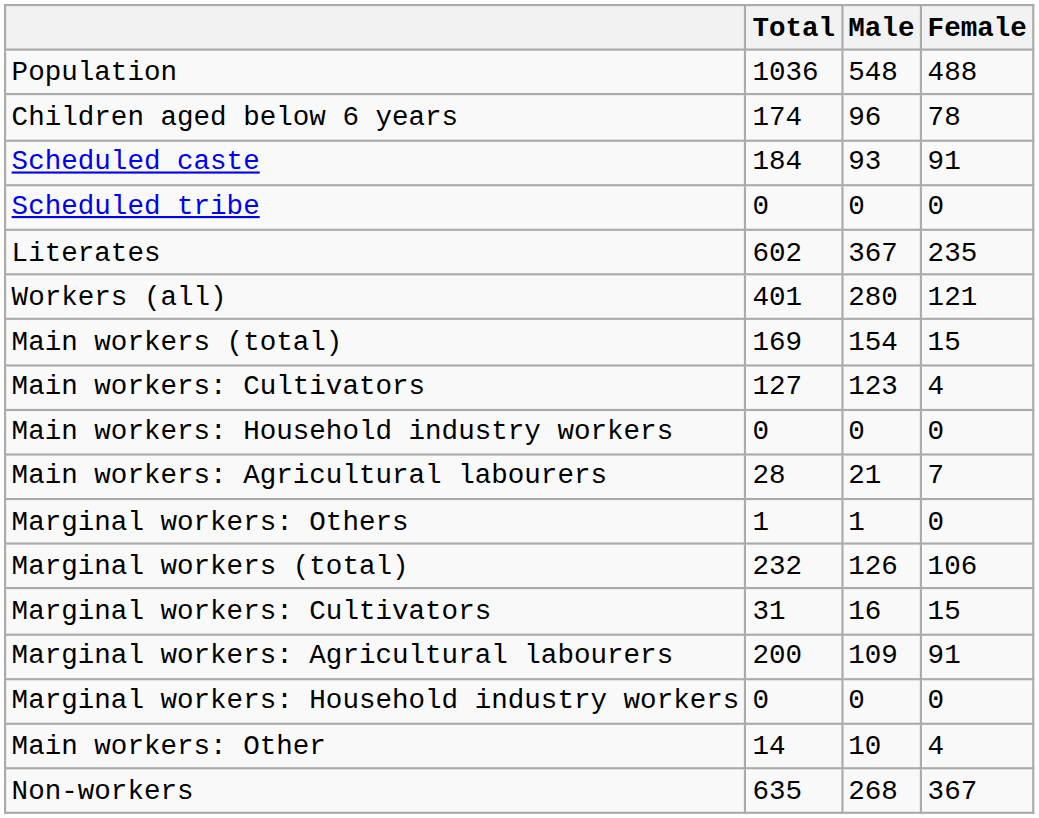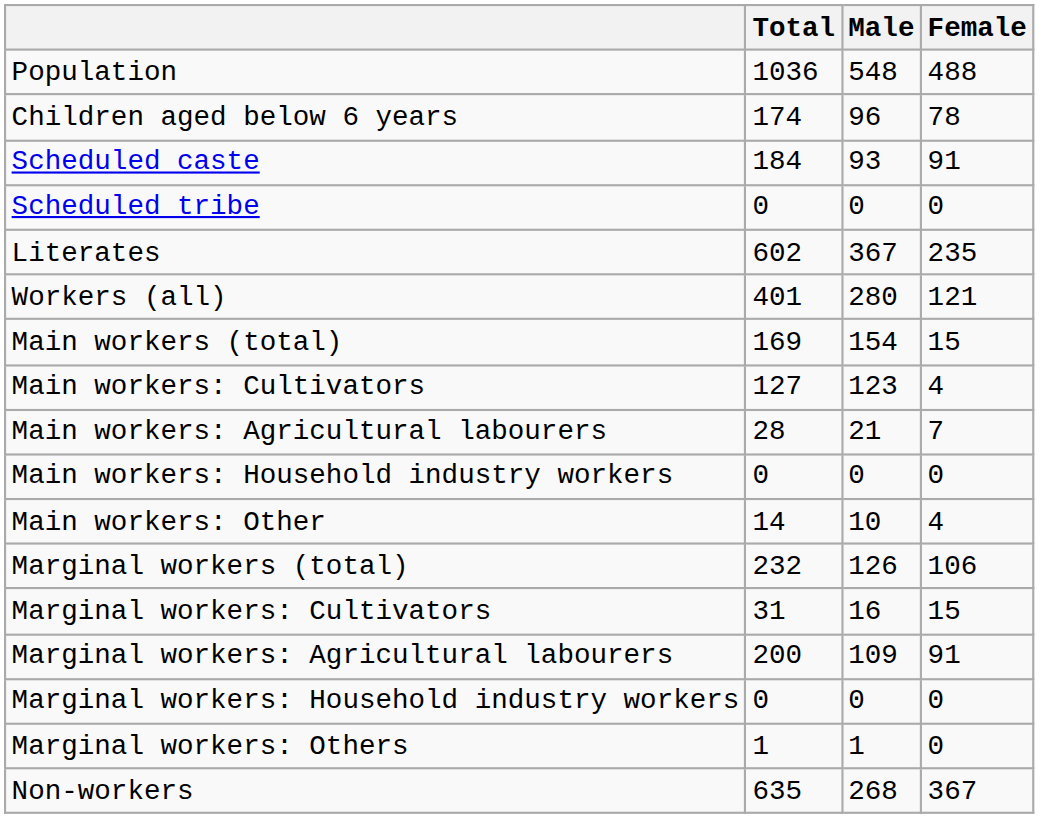rows swapped: (309, 477) <-> (342, 432)
rows swapped: (169, 746) <-> (210, 522)
